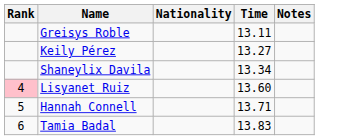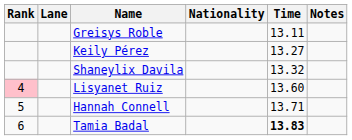+ column: (54, 14)
(254, 70) 13.34 -> (287, 70) 13.32
(254, 126) normal -> (287, 126) bold
